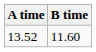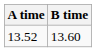(66, 36) 11.60 -> (66, 36) 13.60
